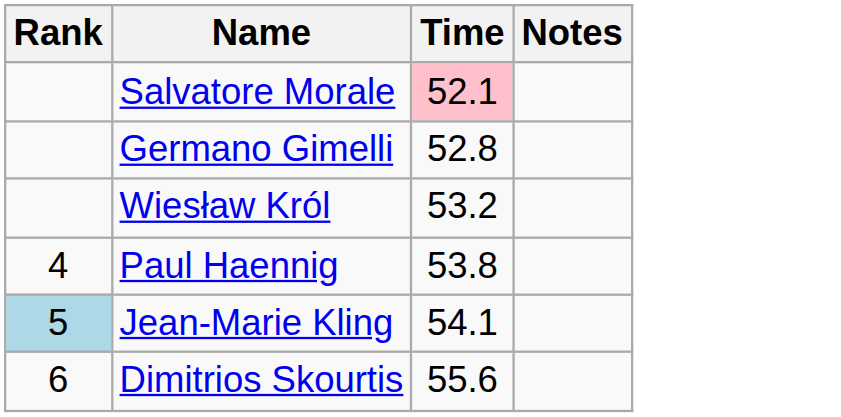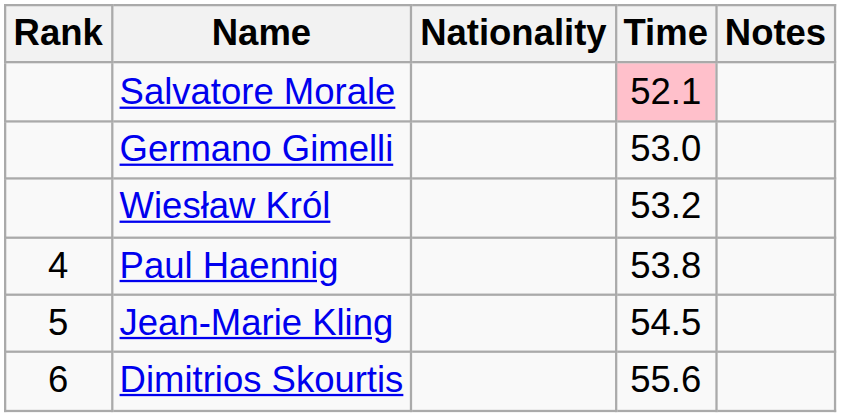+ column: (513, 33)
(462, 149) 52.8 -> (666, 149) 53.0
(58, 322) lightblue background -> (58, 322) no background
(462, 322) 54.1 -> (666, 322) 54.5
